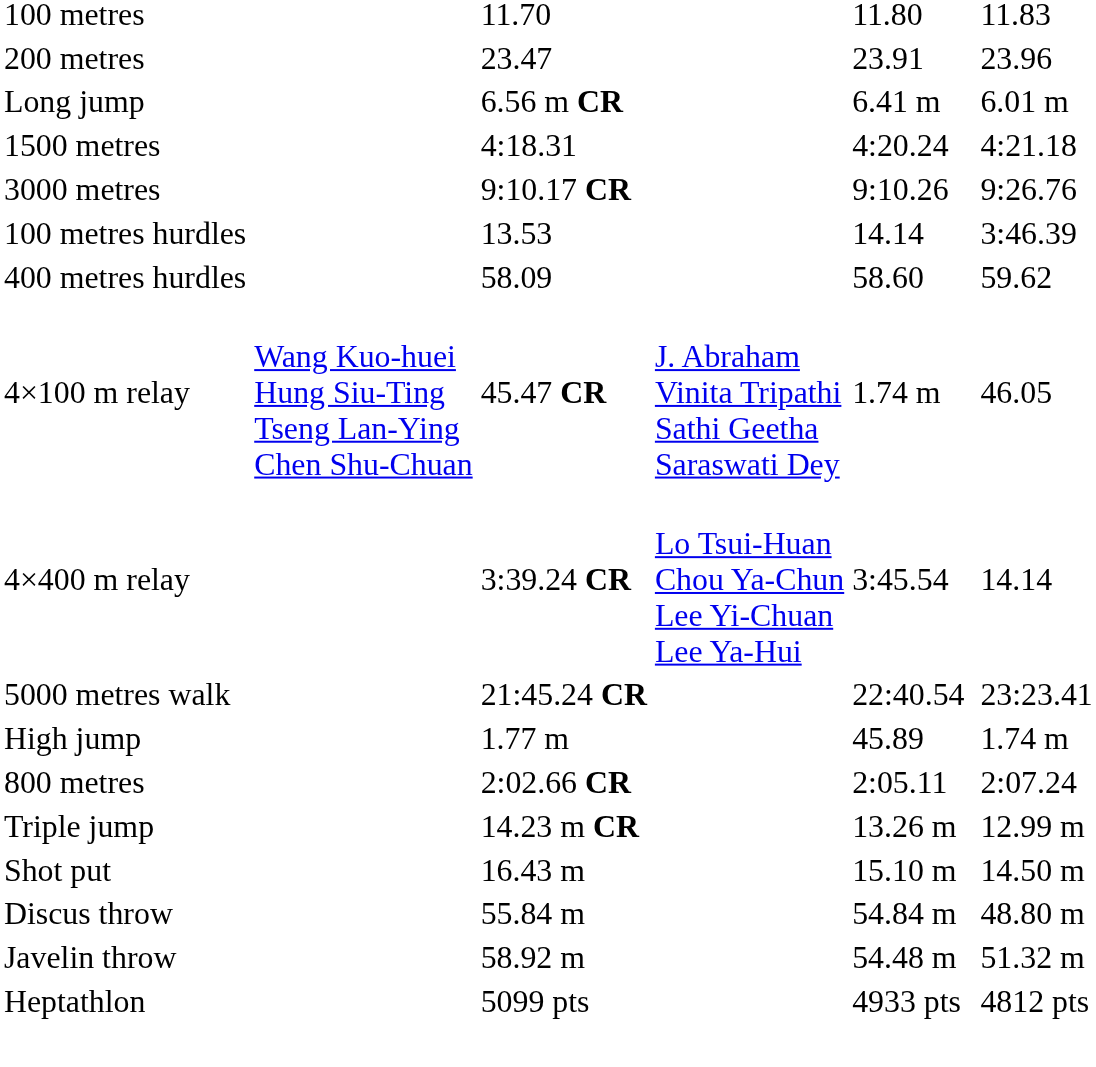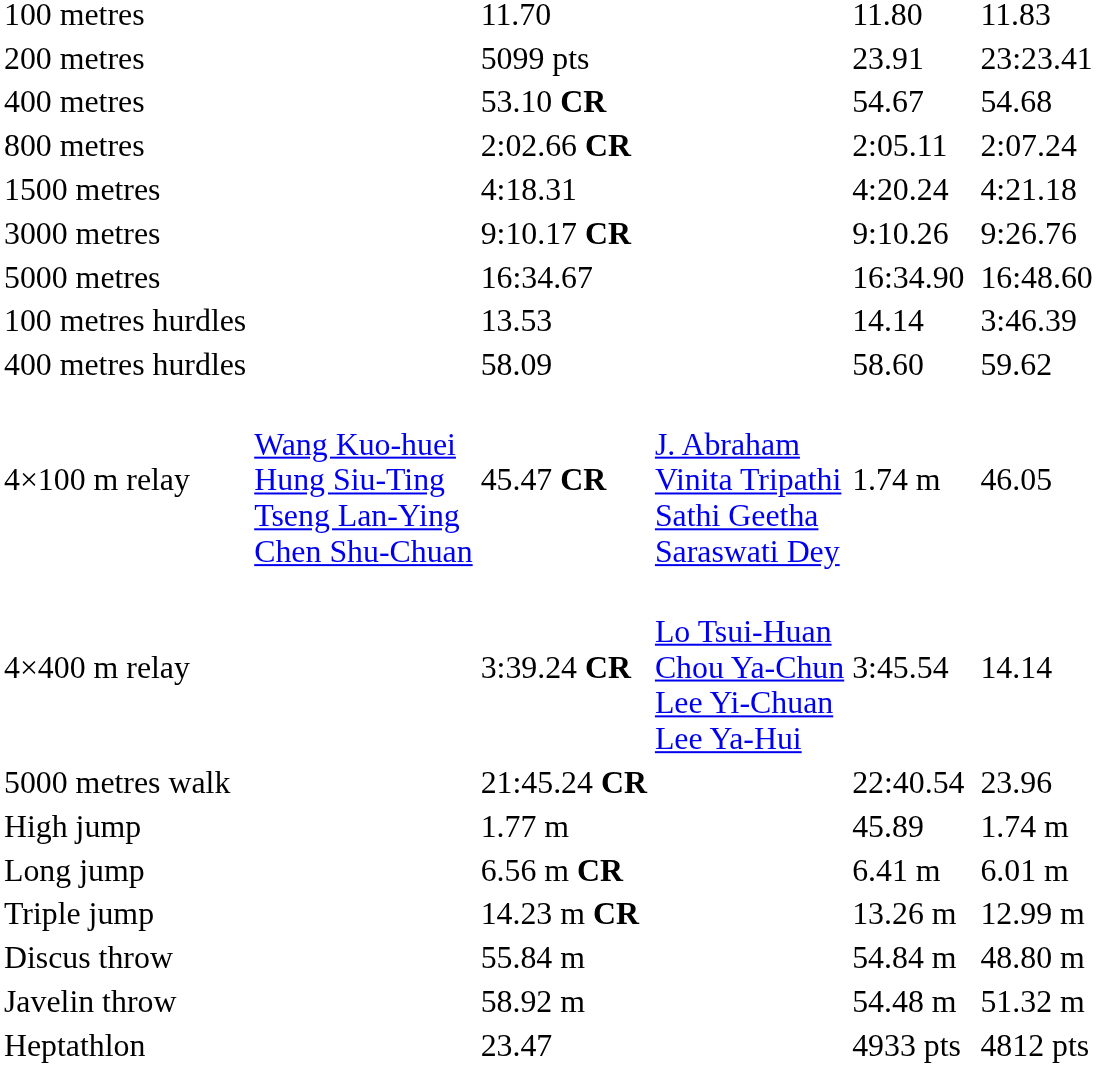(516, 58) 23.47 -> (535, 58) 5099 pts
(1016, 58) 23.96 -> (1037, 58) 23:23.41
+ row: (74, 101)
rows swapped: (74, 782) <-> (74, 101)
+ row: (82, 277)
(1037, 694) 23:23.41 -> (1016, 782) 23.96
- row: (57, 870)
(535, 1001) 5099 pts -> (516, 1045) 23.47
